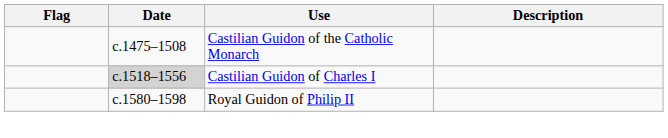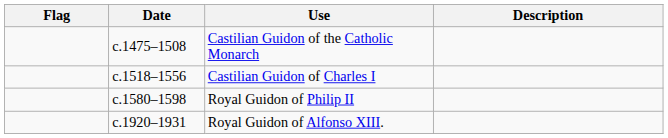(149, 76) lightgrey background -> (149, 76) no background
+ row: (296, 122)
